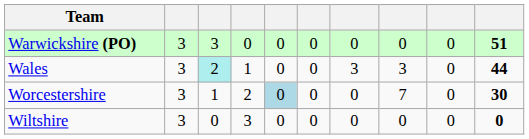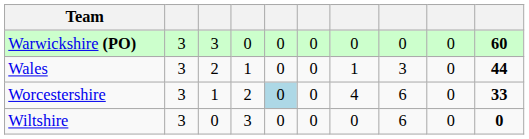(499, 43) 51 -> (499, 43) 60
(215, 69) paleturquoise background -> (215, 69) no background
(354, 69) 3 -> (354, 69) 1
(354, 95) 0 -> (354, 95) 4
(403, 95) 7 -> (403, 95) 6
(499, 95) 30 -> (499, 95) 33
(403, 120) 0 -> (403, 120) 6
